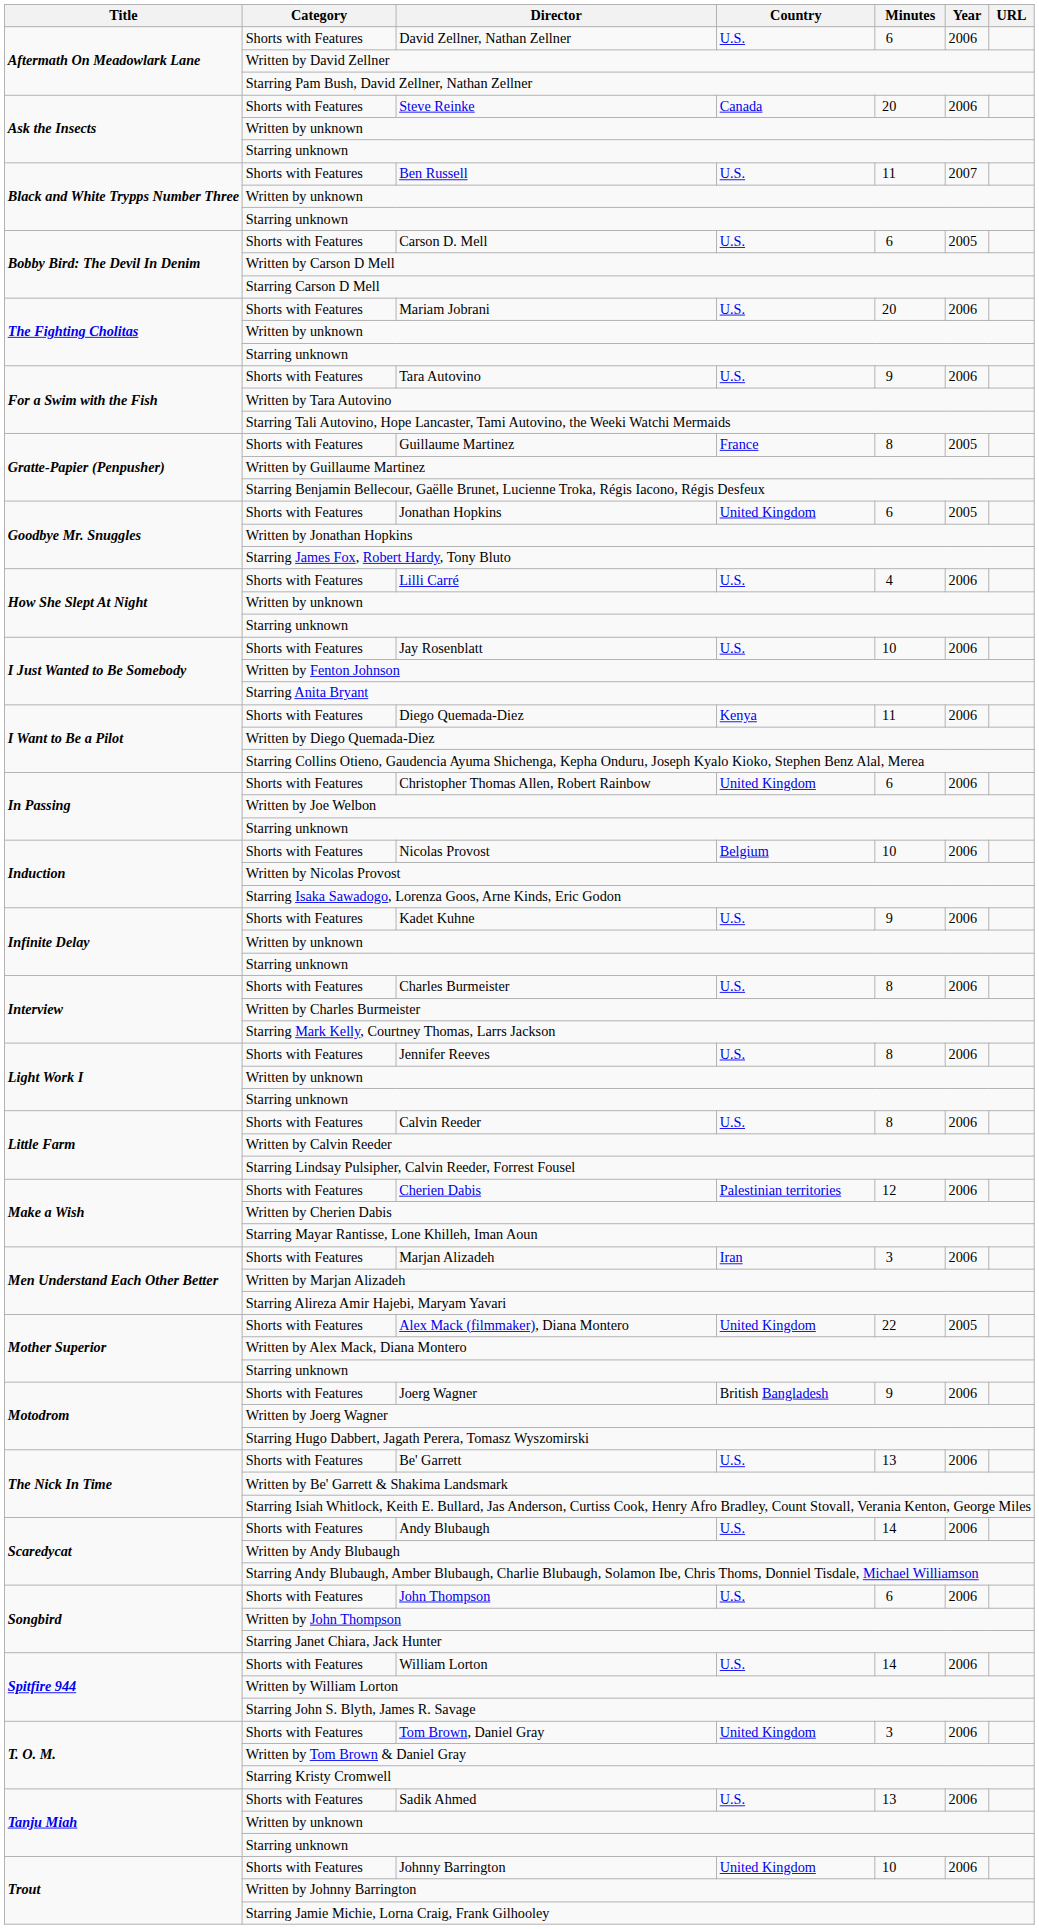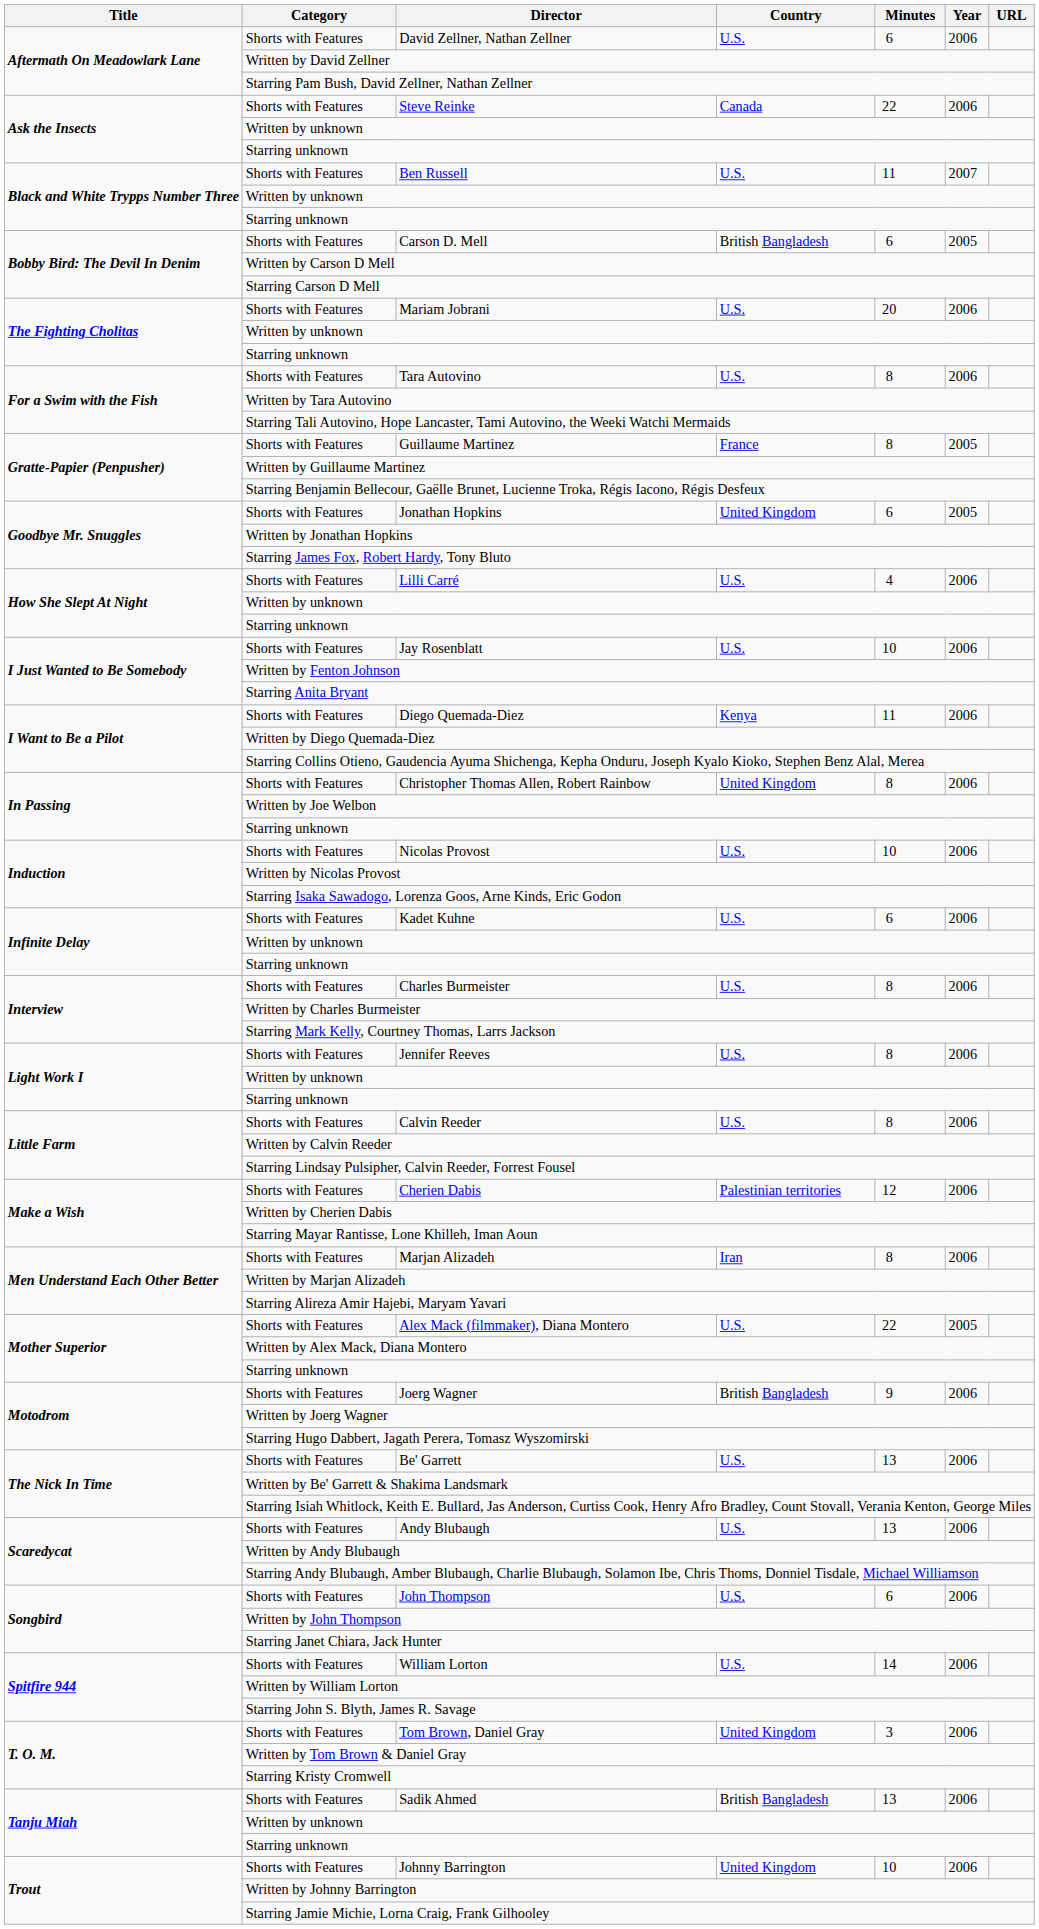(887, 106) 20 -> (887, 106) 22
(732, 241) U.S. -> (774, 241) British Bangladesh
(886, 377) 9 -> (886, 377) 8
(886, 783) 6 -> (886, 783) 8
(744, 851) Belgium -> (732, 851) U.S.
(886, 919) 9 -> (886, 919) 6
(886, 1257) 3 -> (886, 1257) 8
(768, 1325) United Kingdom -> (732, 1325) U.S.
(887, 1528) 14 -> (887, 1528) 13
(732, 1799) U.S. -> (774, 1799) British Bangladesh
